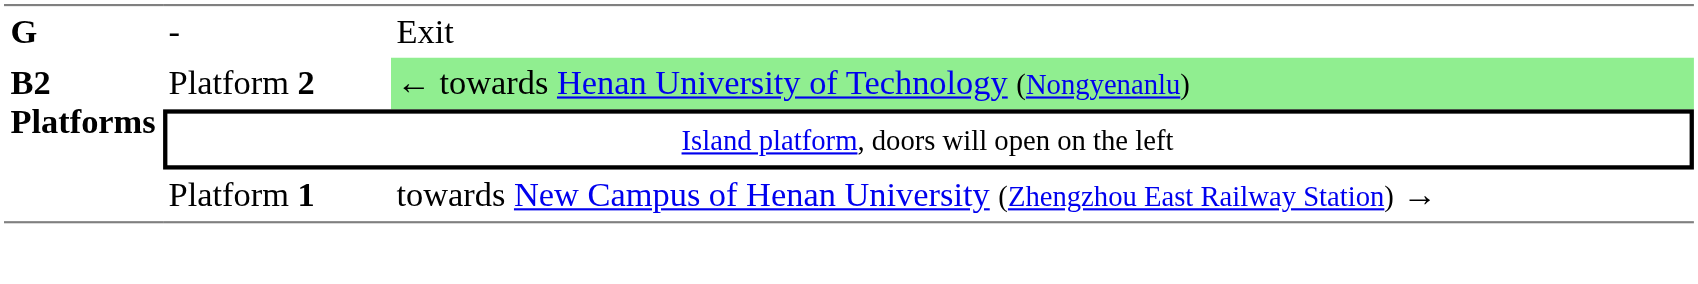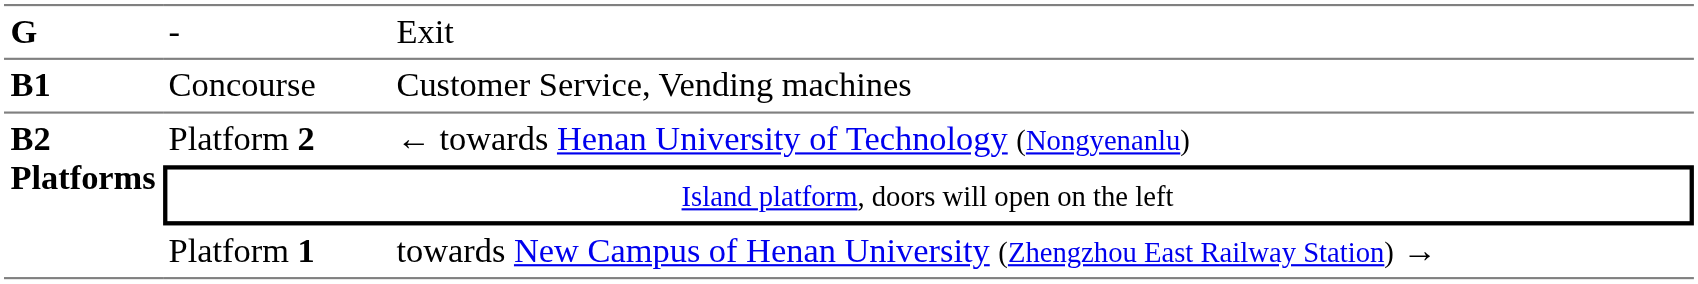+ row: (242, 85)
(793, 82) lightgreen background -> (793, 138) no background
